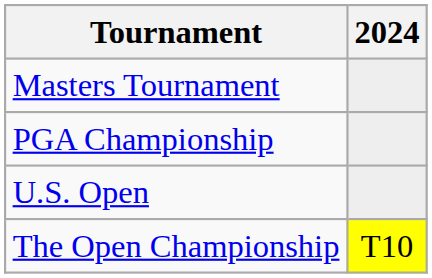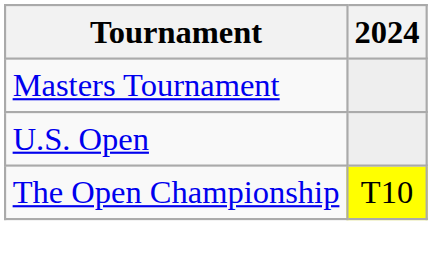- row: (143, 138)
